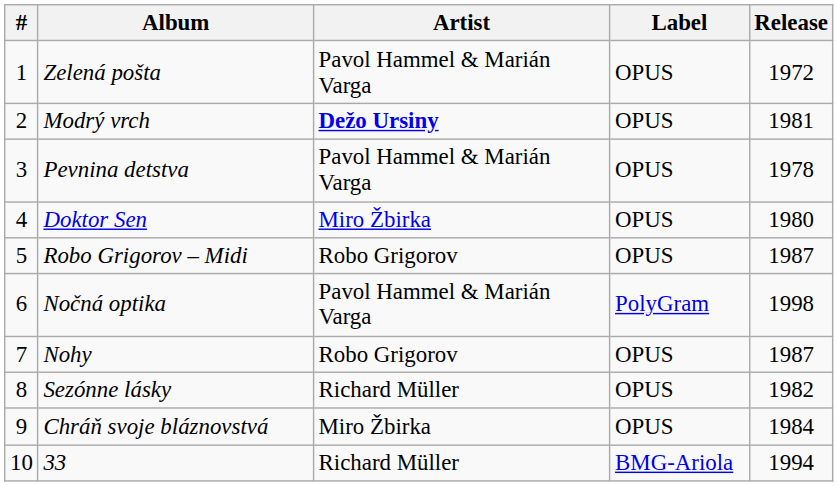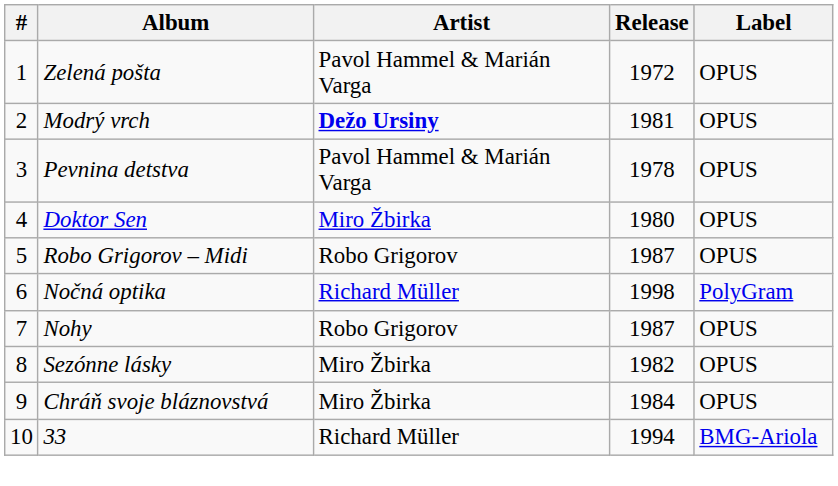columns swapped: (791, 22) <-> (679, 22)
(434, 304) Pavol Hammel & Marián Varga -> (389, 291) Richard Müller
(389, 390) Richard Müller -> (375, 364) Miro Žbirka
